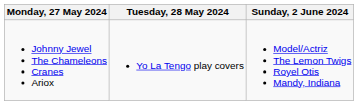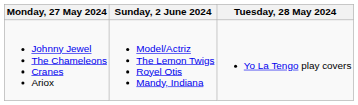columns swapped: (178, 12) <-> (300, 12)
